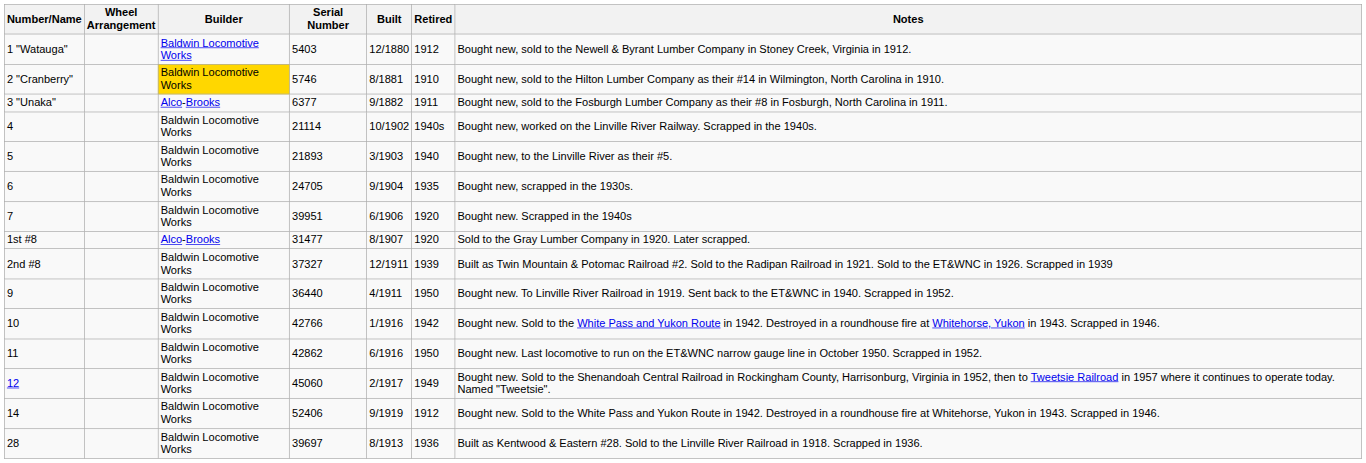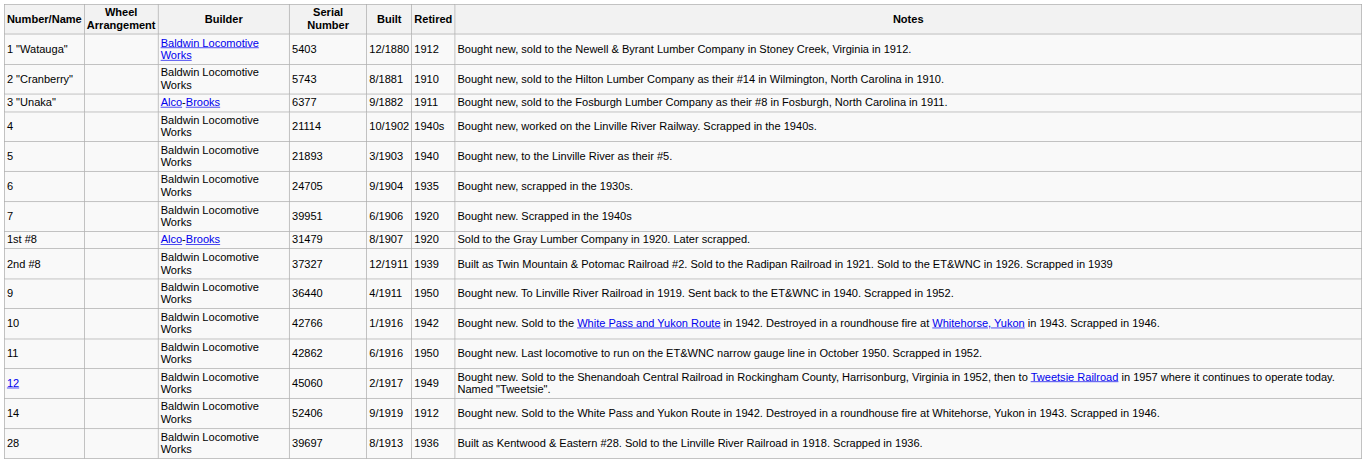(210, 79) gold background -> (210, 79) no background
(304, 79) 5746 -> (304, 79) 5743
(307, 240) 31477 -> (307, 240) 31479
